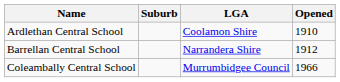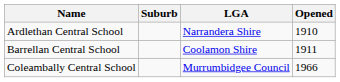(220, 31) Coolamon Shire -> (222, 31) Narrandera Shire
(222, 49) Narrandera Shire -> (220, 49) Coolamon Shire
(306, 49) 1912 -> (306, 49) 1911
